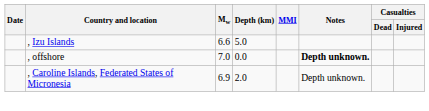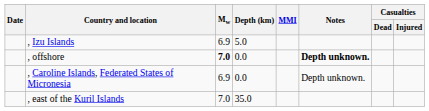(224, 42) 6.6 -> (224, 42) 6.9
(224, 57) normal -> (224, 57) bold
(241, 78) 2.0 -> (241, 78) 0.0
+ row: (76, 99)
